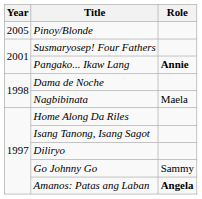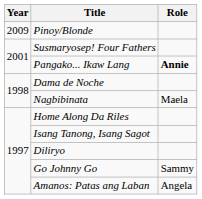(18, 30) 2005 -> (18, 30) 2009
(177, 185) bold -> (176, 185) normal
